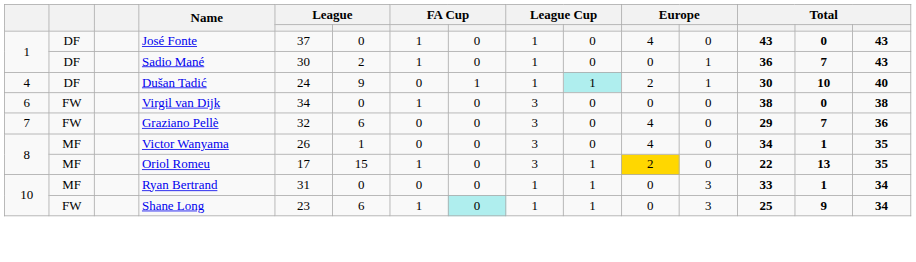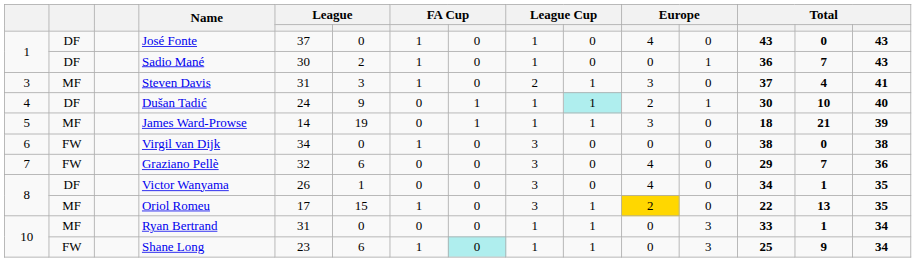+ row: (176, 82)
+ row: (194, 123)
(72, 144) MF -> (72, 185) DF
